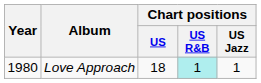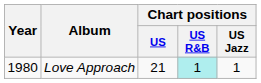(158, 67) 18 -> (158, 67) 21
